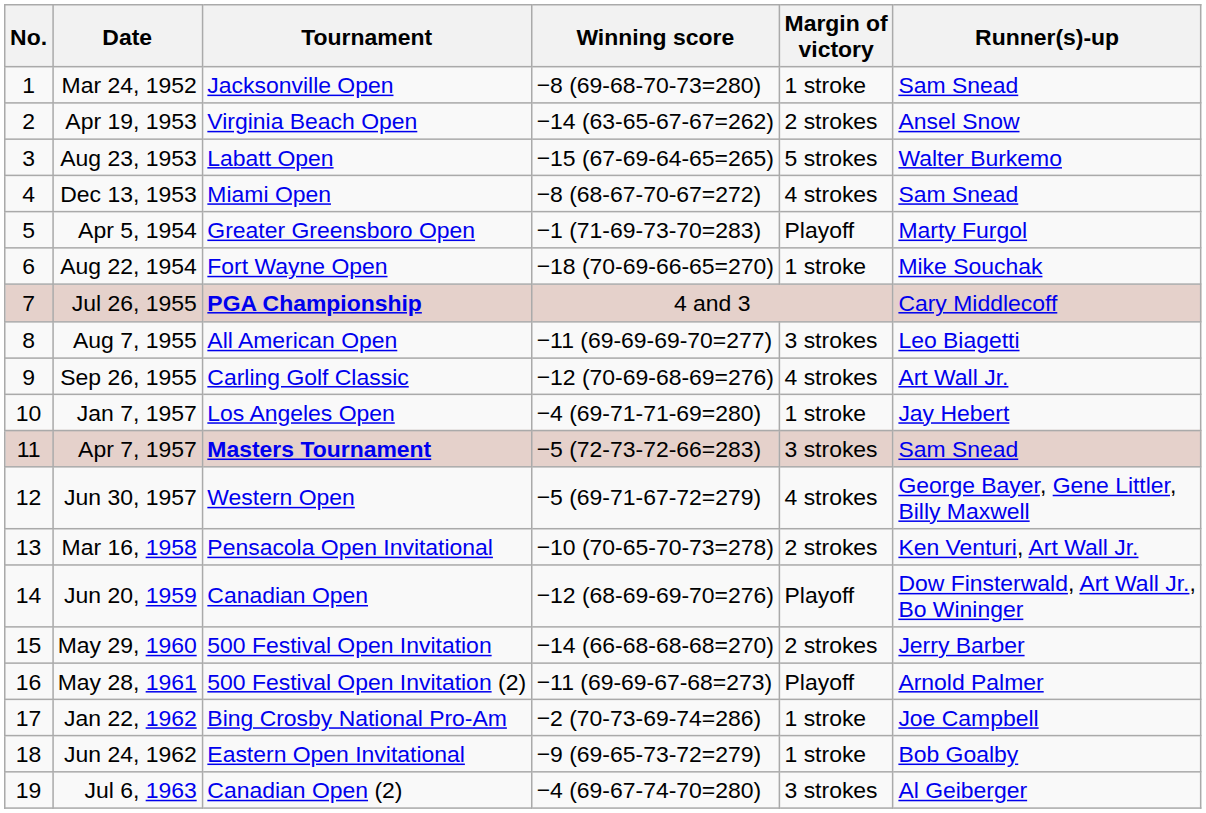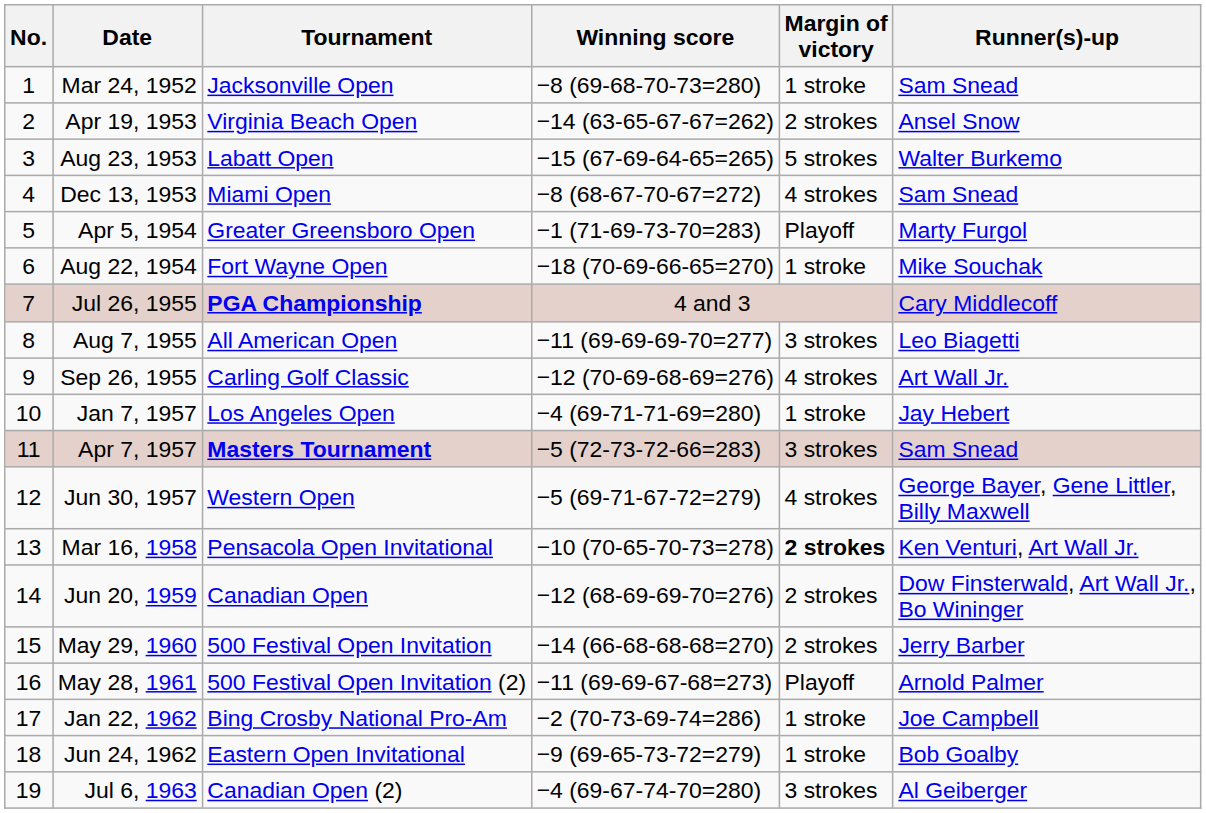(831, 547) normal -> (835, 547) bold
(819, 596) Playoff -> (831, 596) 2 strokes
